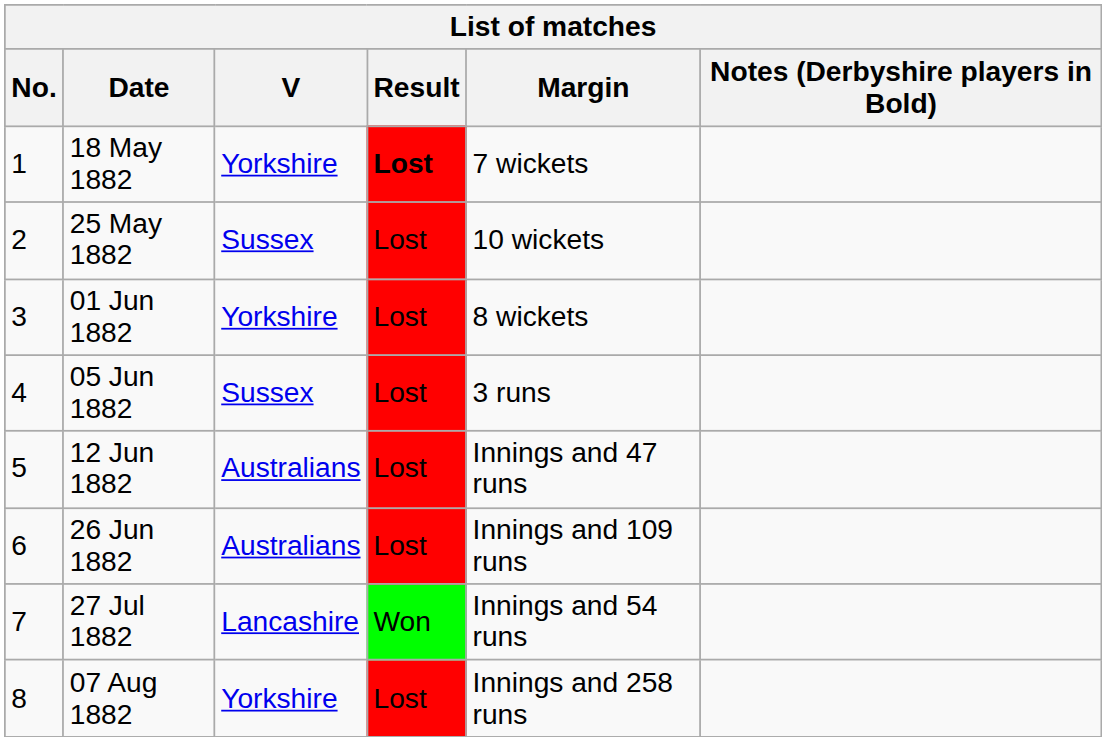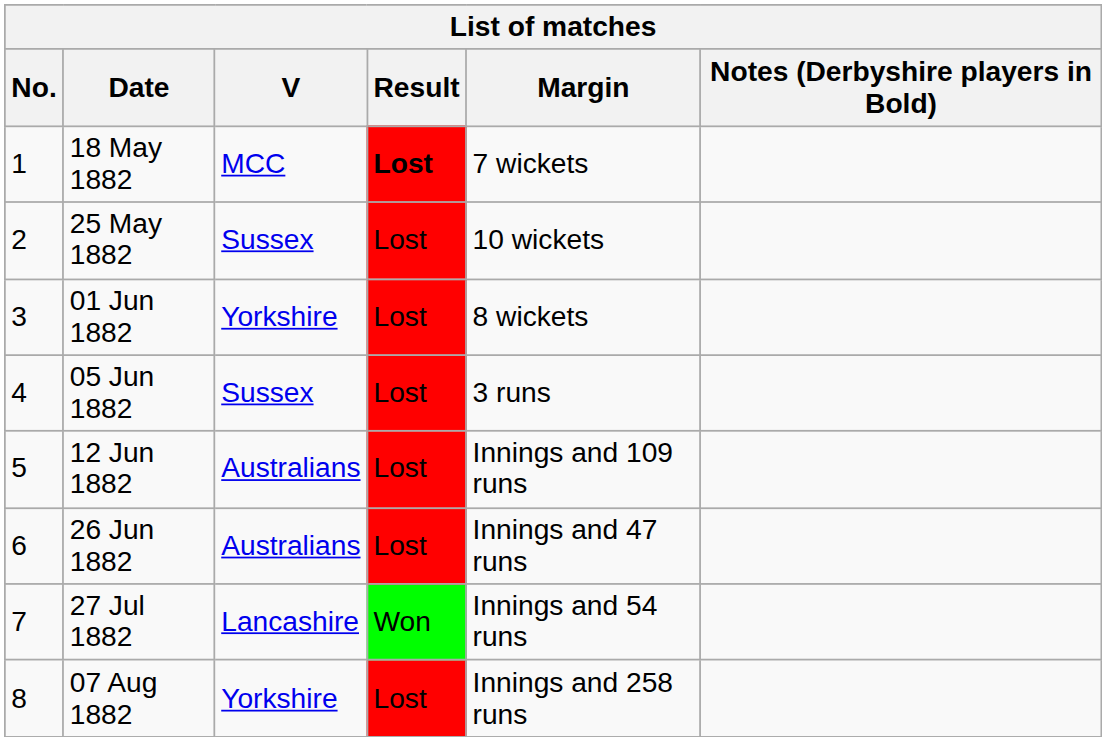(279, 163) Yorkshire -> (253, 163) MCC
(565, 469) Innings and 47 runs -> (573, 469) Innings and 109 runs
(573, 545) Innings and 109 runs -> (565, 545) Innings and 47 runs
